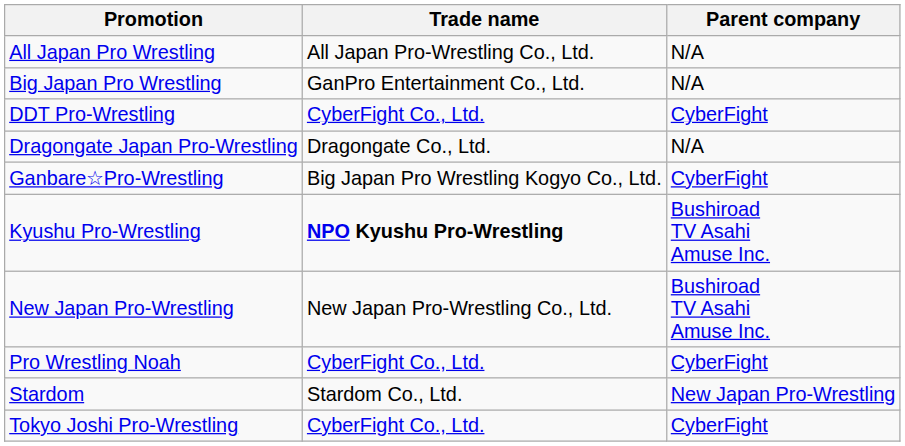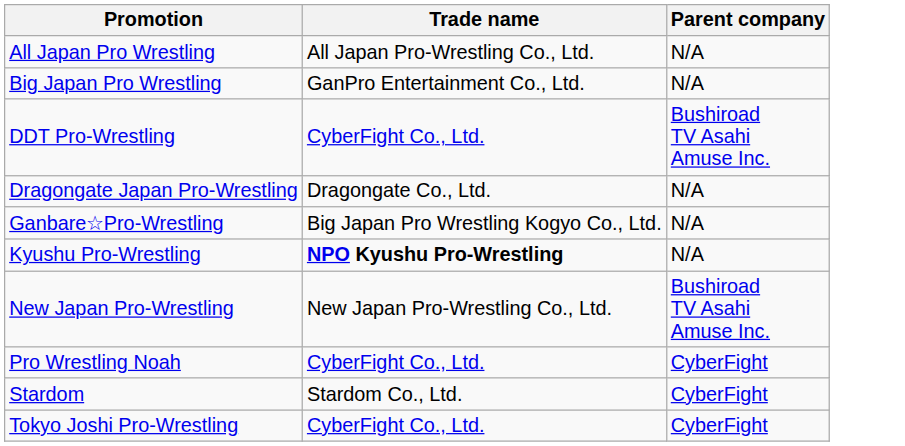(719, 114) CyberFight -> (720, 136) Bushiroad TV Asahi Amuse Inc.
(719, 178) CyberFight -> (687, 222) N/A
(720, 232) Bushiroad TV Asahi Amuse Inc. -> (687, 254) N/A
(783, 393) New Japan Pro-Wrestling -> (719, 393) CyberFight
